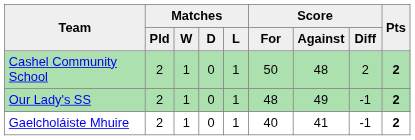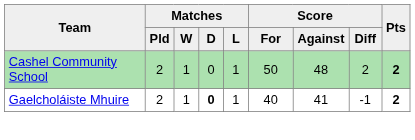- row: (50, 100)
(211, 123) normal -> (211, 100) bold
